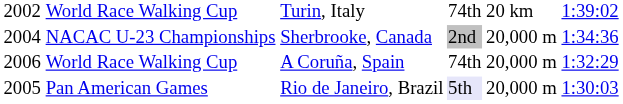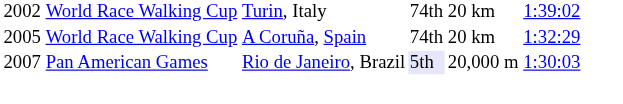- row: (161, 36)
(22, 62) 2006 -> (22, 36) 2005
(521, 62) 20,000 m -> (471, 36) 20 km
(22, 88) 2005 -> (22, 62) 2007
